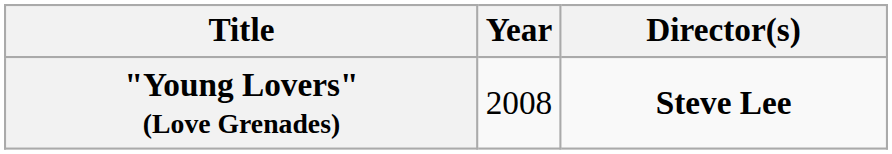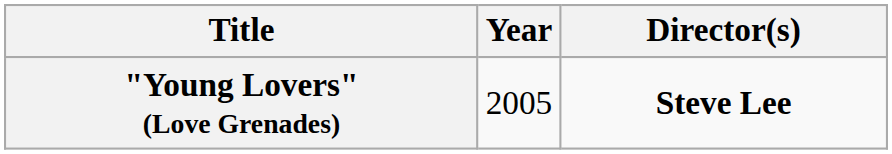(519, 102) 2008 -> (519, 102) 2005
